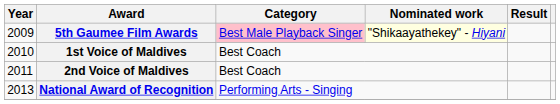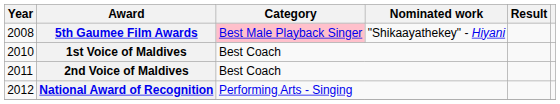(20, 33) 2009 -> (20, 33) 2008
(436, 33) lightyellow background -> (436, 33) no background
(20, 90) 2013 -> (20, 90) 2012
